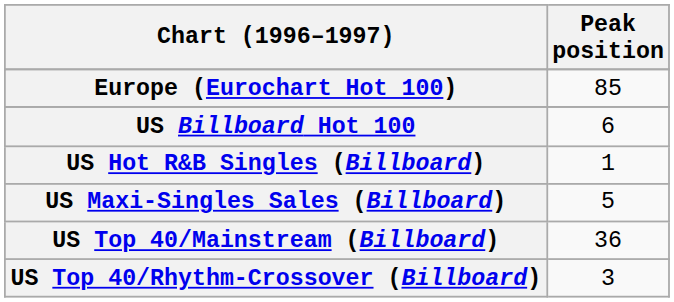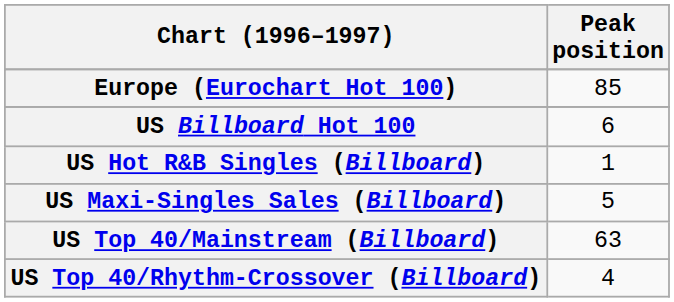(608, 240) 36 -> (608, 240) 63
(608, 278) 3 -> (608, 278) 4
